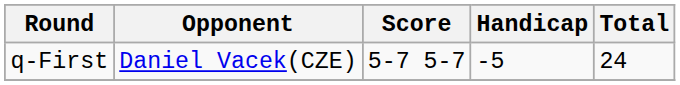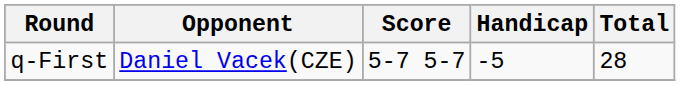(613, 62) 24 -> (613, 62) 28
